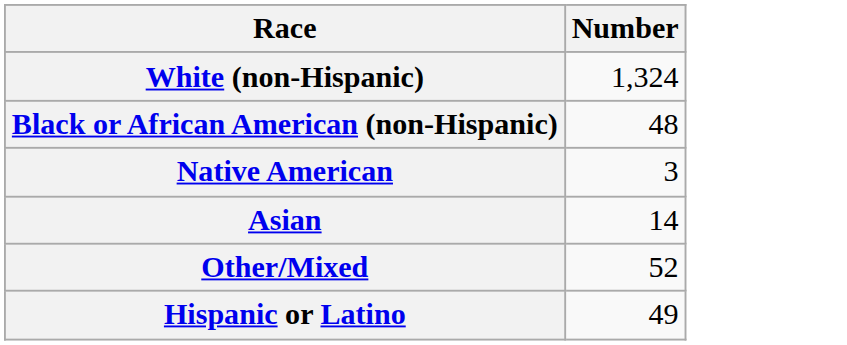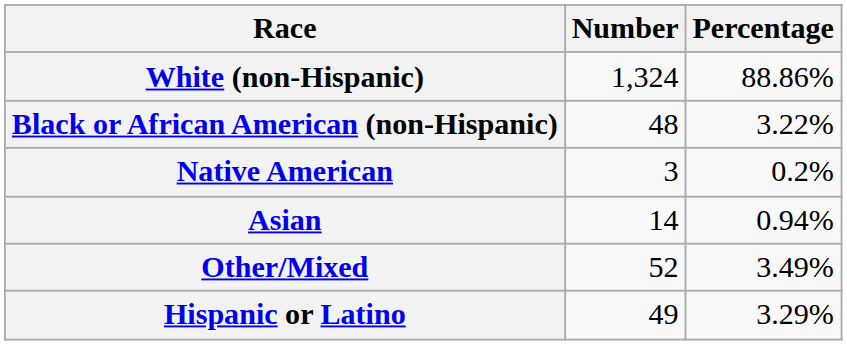+ column: (763, 28)
